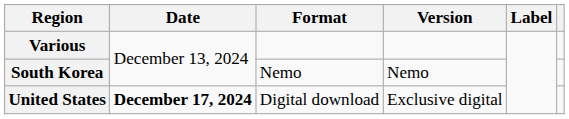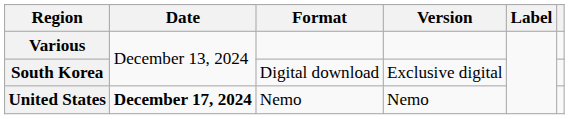(281, 72) Nemo -> (319, 72) Digital download
(408, 72) Nemo -> (445, 72) Exclusive digital
(319, 99) Digital download -> (281, 99) Nemo
(445, 99) Exclusive digital -> (408, 99) Nemo
